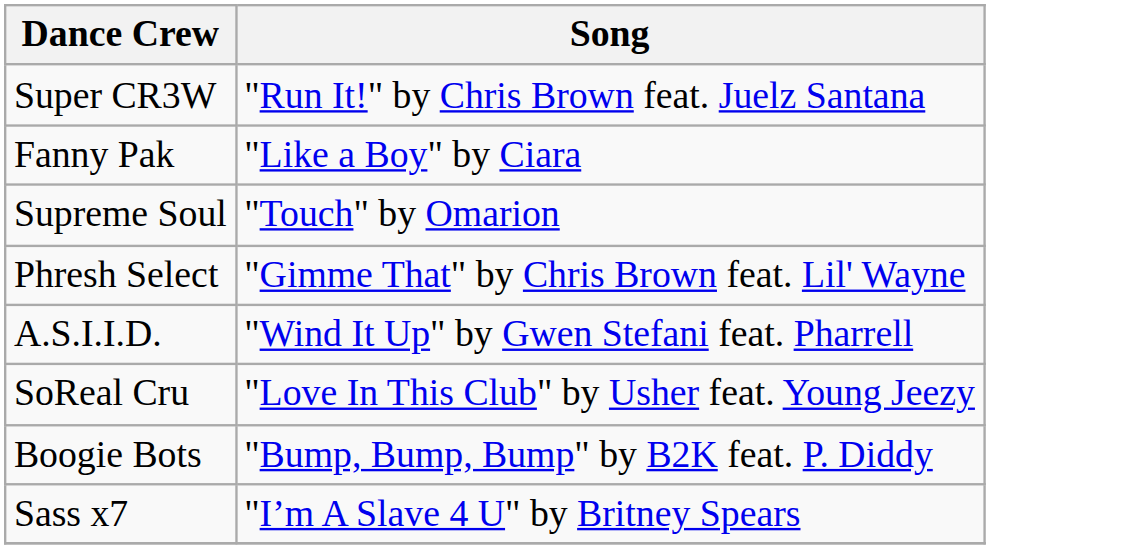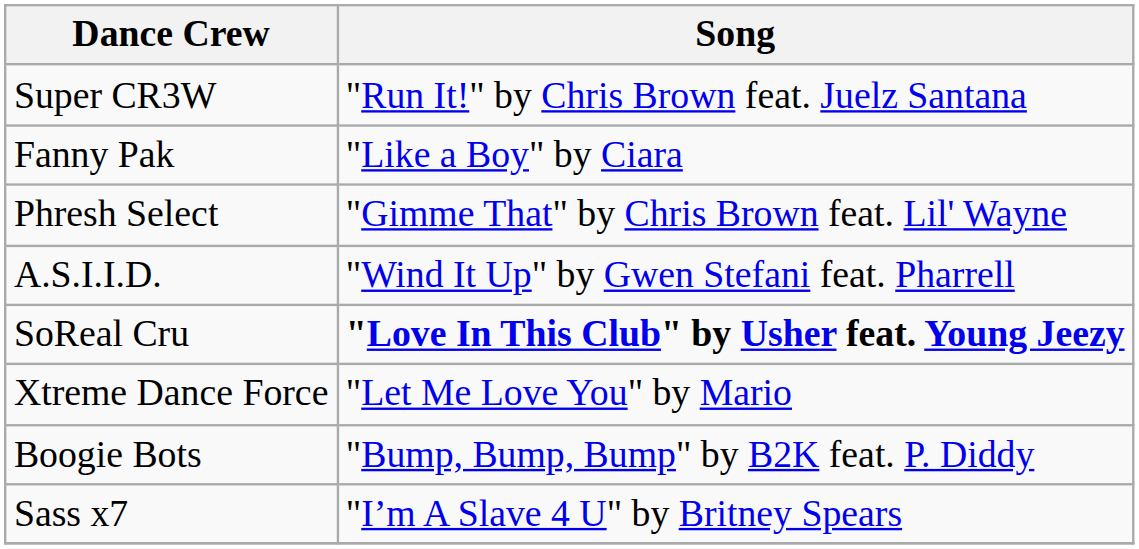- row: (120, 214)
(610, 393) normal -> (735, 333) bold
+ row: (171, 393)
